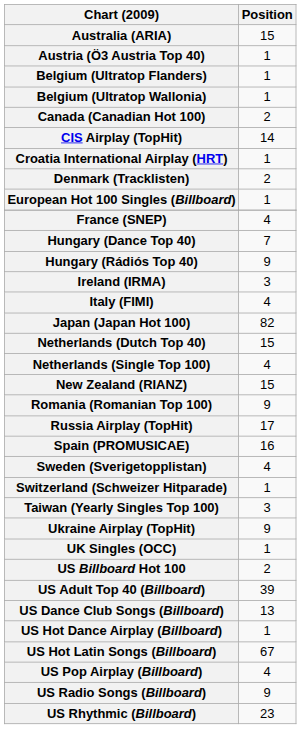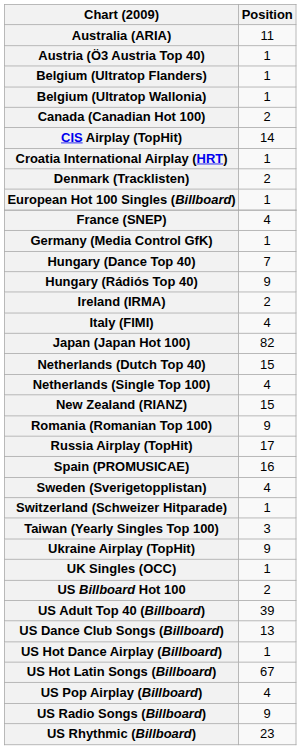(267, 35) 15 -> (267, 35) 11
+ row: (122, 240)
(267, 281) 3 -> (267, 302) 2
